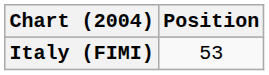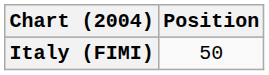(211, 54) 53 -> (211, 54) 50
